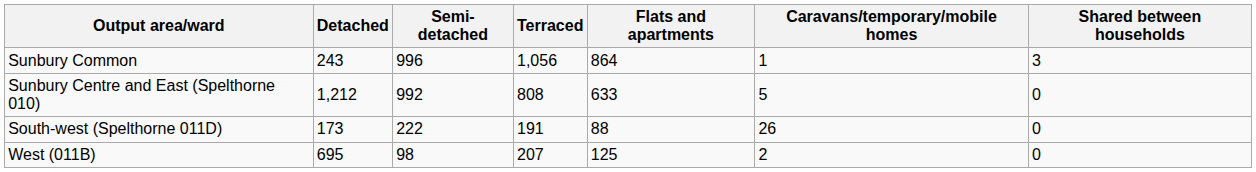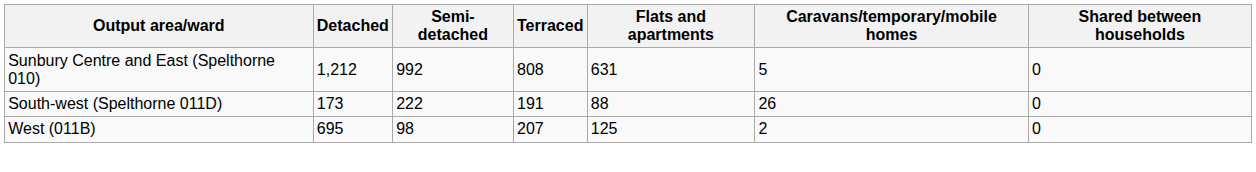- row: (73, 60)
(604, 94) 633 -> (604, 69) 631
